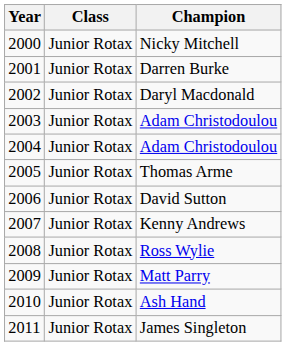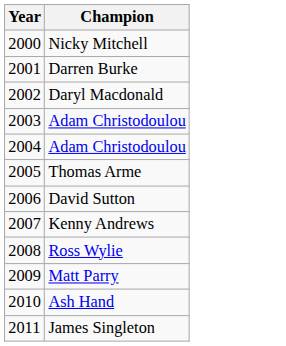- column: (90, 17)
